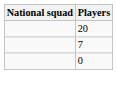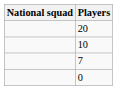+ row: (83, 45)
